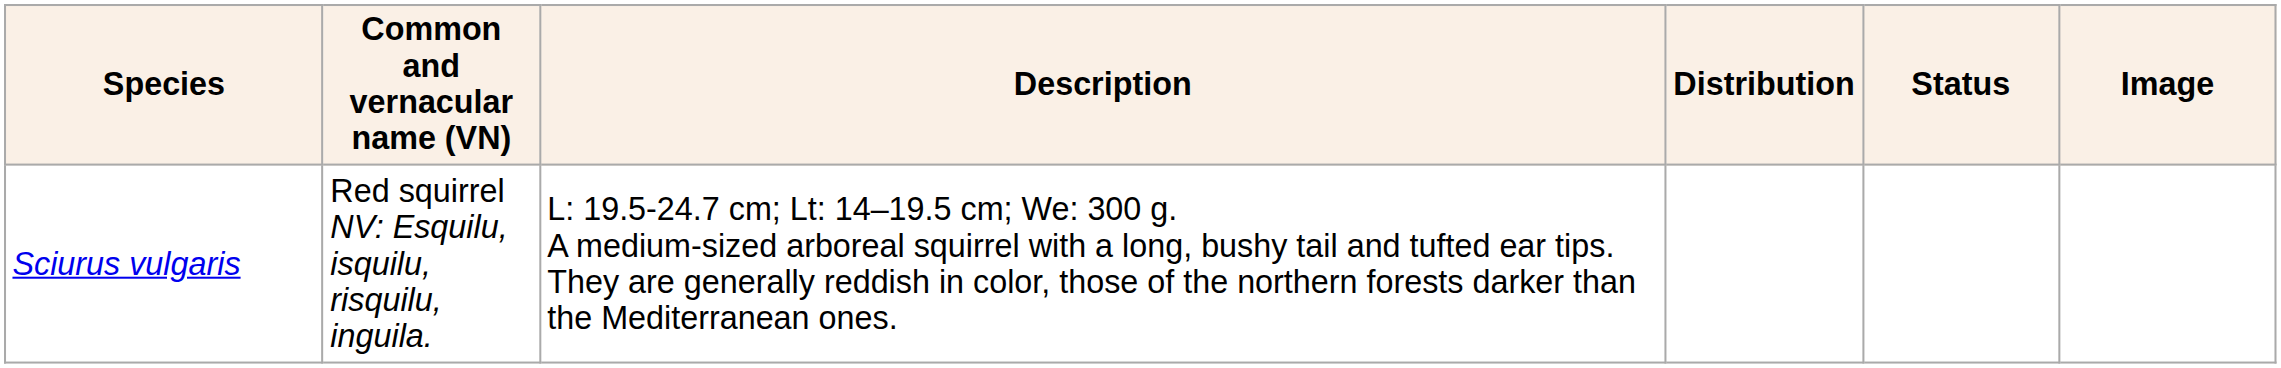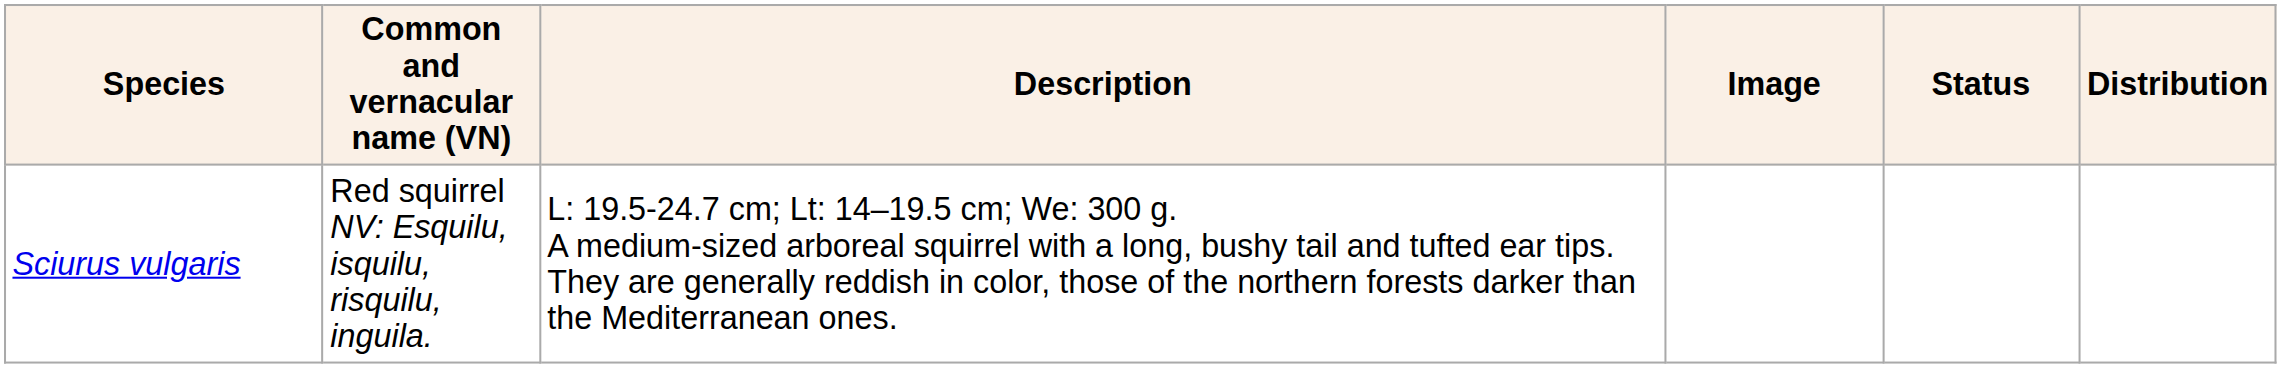columns swapped: (1764, 84) <-> (2168, 84)
